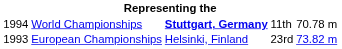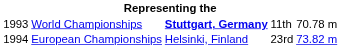(16, 24) 1994 -> (16, 24) 1993
(16, 39) 1993 -> (16, 39) 1994
